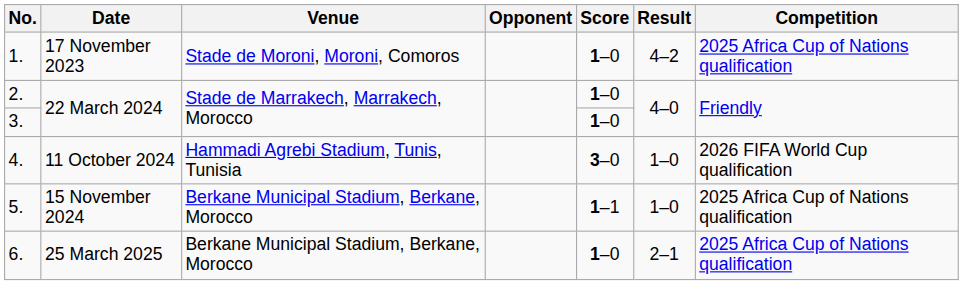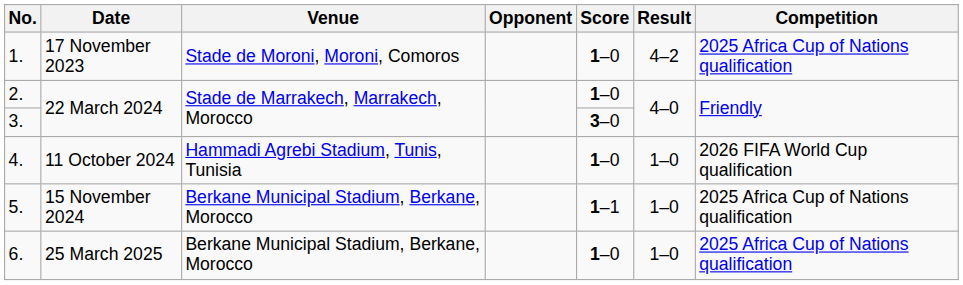(605, 121) 1–0 -> (605, 121) 3–0
(605, 159) 3–0 -> (605, 159) 1–0
(664, 255) 2–1 -> (664, 255) 1–0
